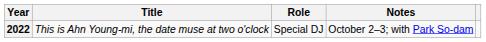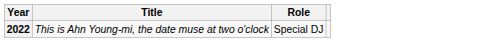- column: (401, 12)
